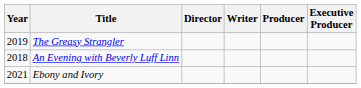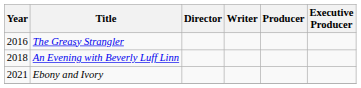(17, 41) 2019 -> (17, 41) 2016
